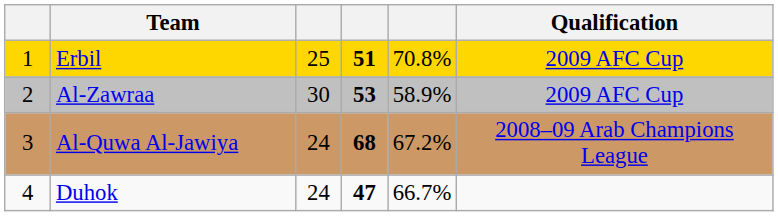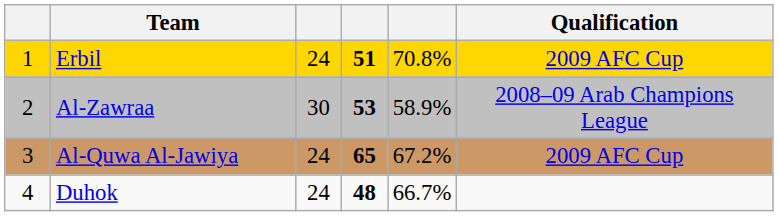(318, 58) 25 -> (318, 58) 24
(614, 94) 2009 AFC Cup -> (614, 107) 2008–09 Arab Champions League
(364, 143) 68 -> (364, 156) 65
(614, 143) 2008–09 Arab Champions League -> (614, 156) 2009 AFC Cup
(364, 192) 47 -> (364, 192) 48
